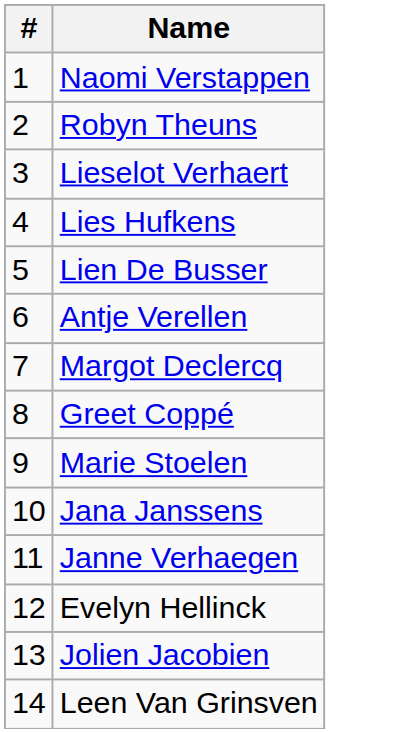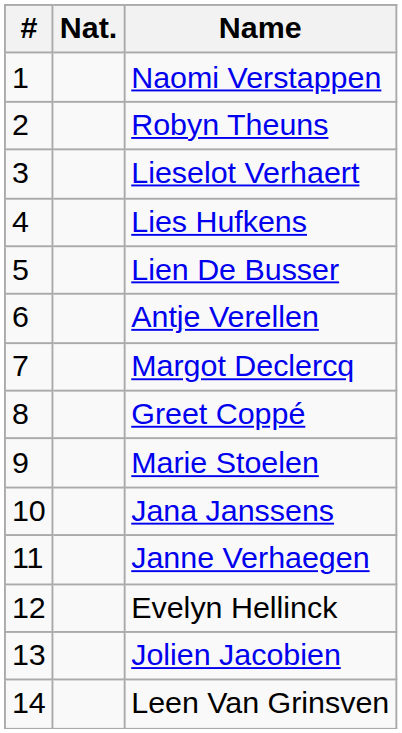+ column: (89, 28)
